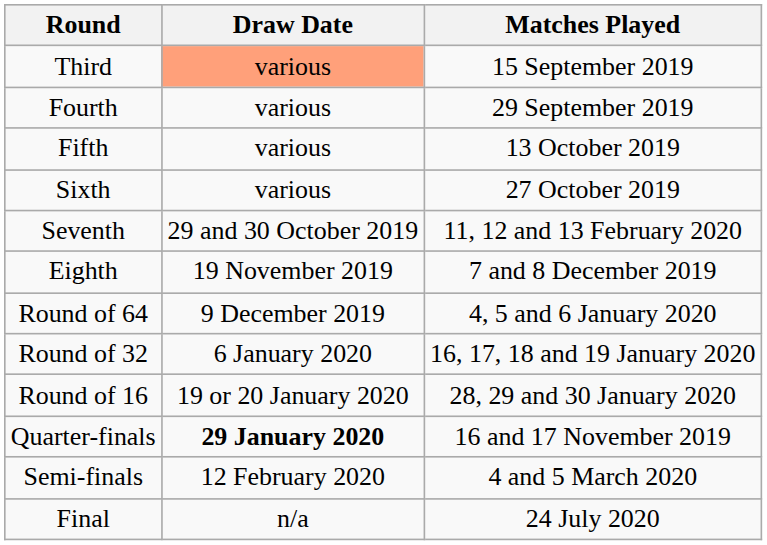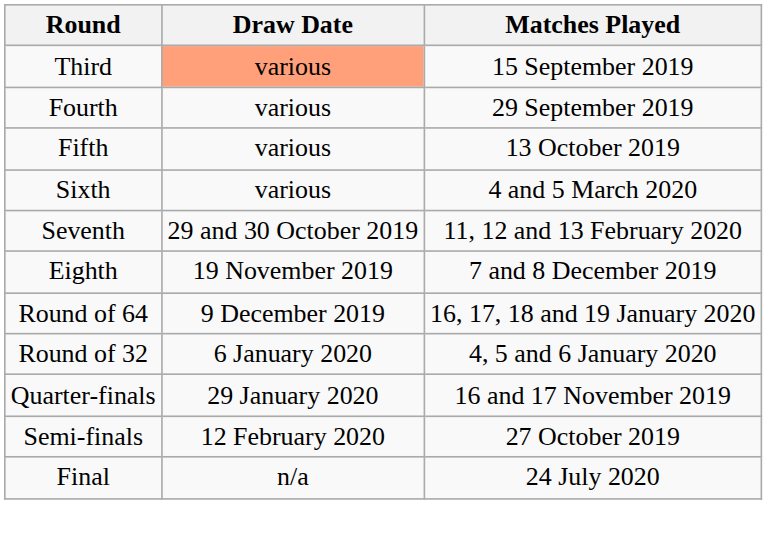(593, 189) 27 October 2019 -> (593, 189) 4 and 5 March 2020
(593, 312) 4, 5 and 6 January 2020 -> (593, 312) 16, 17, 18 and 19 January 2020
(593, 353) 16, 17, 18 and 19 January 2020 -> (593, 353) 4, 5 and 6 January 2020
- row: (83, 395)
(293, 436) bold -> (293, 395) normal
(593, 477) 4 and 5 March 2020 -> (593, 436) 27 October 2019
